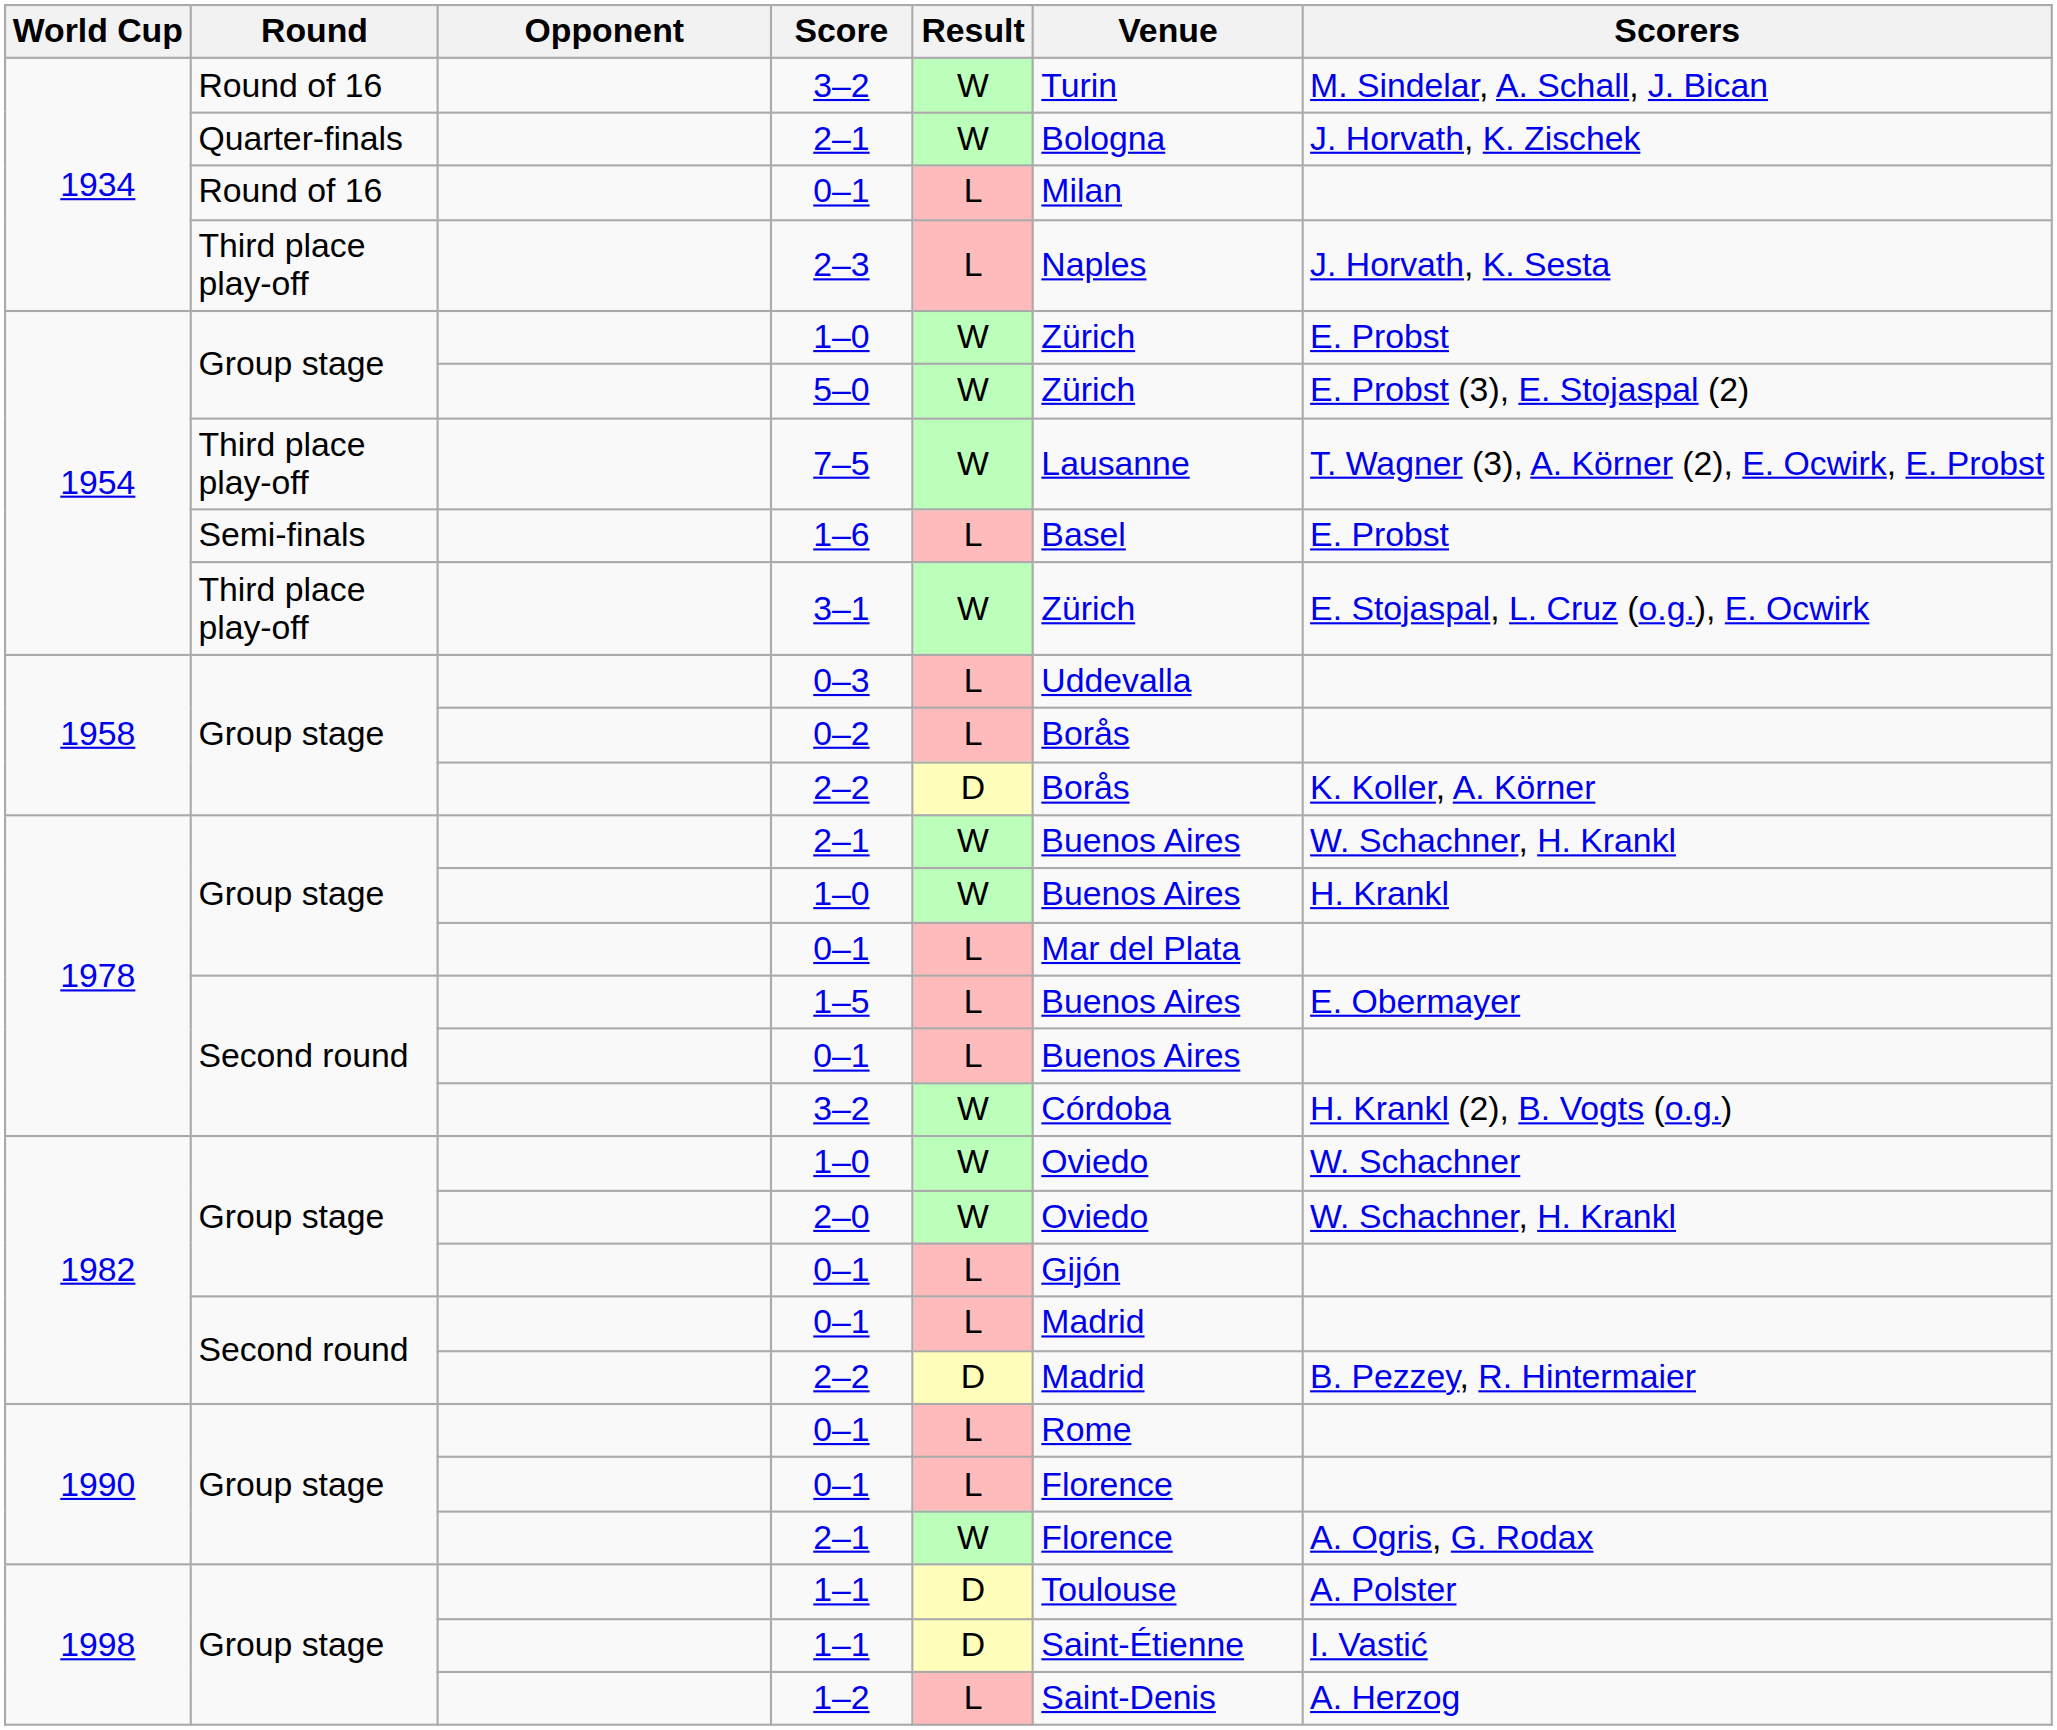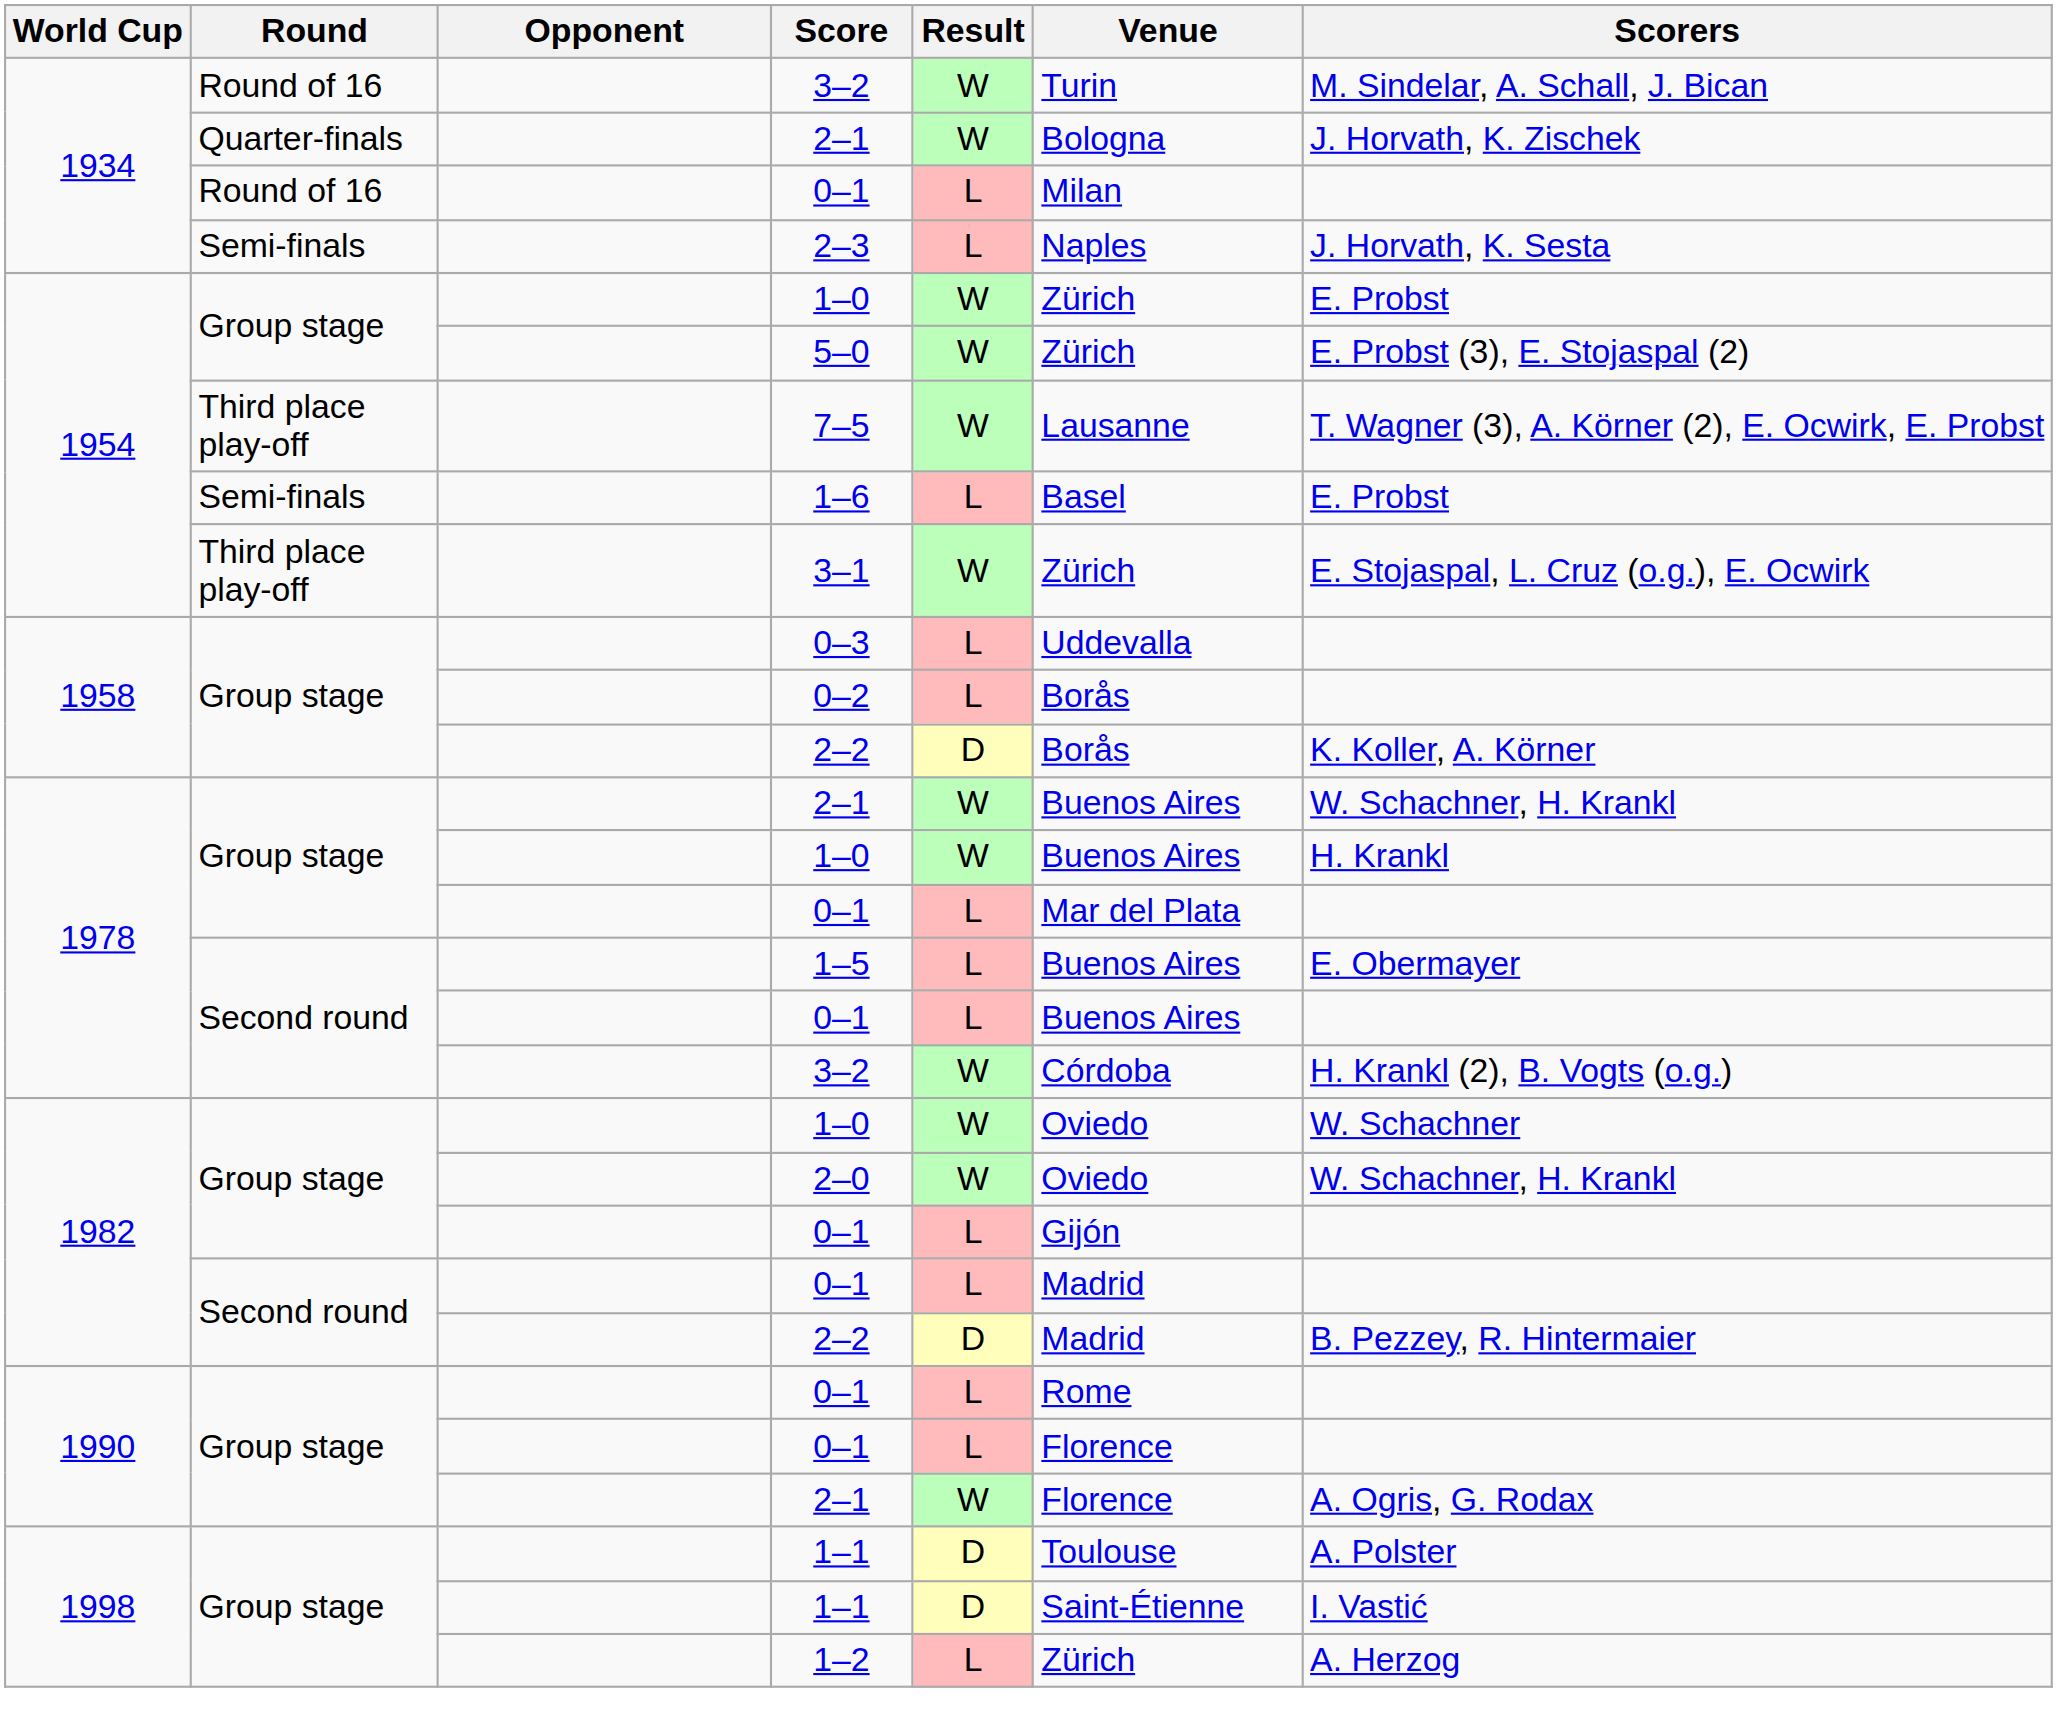(282, 264) Third place play-off -> (282, 245) Semi-finals
(1129, 1697) Saint-Denis -> (1088, 1659) Zürich
